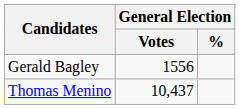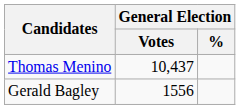rows swapped: (60, 91) <-> (54, 66)
